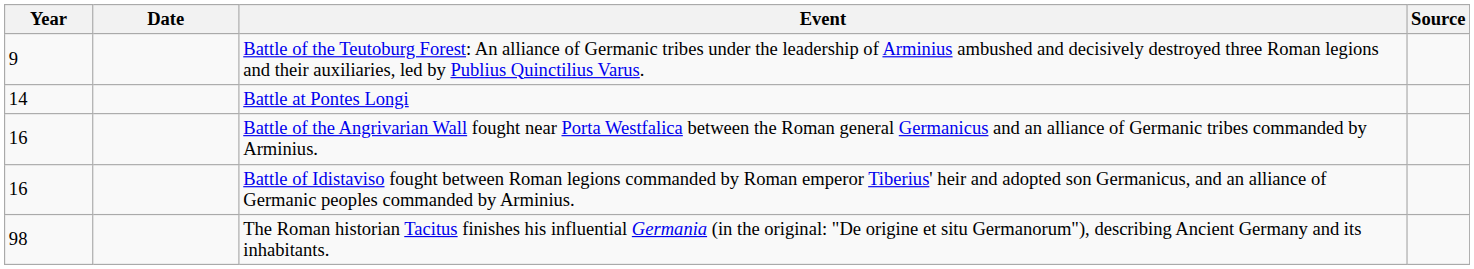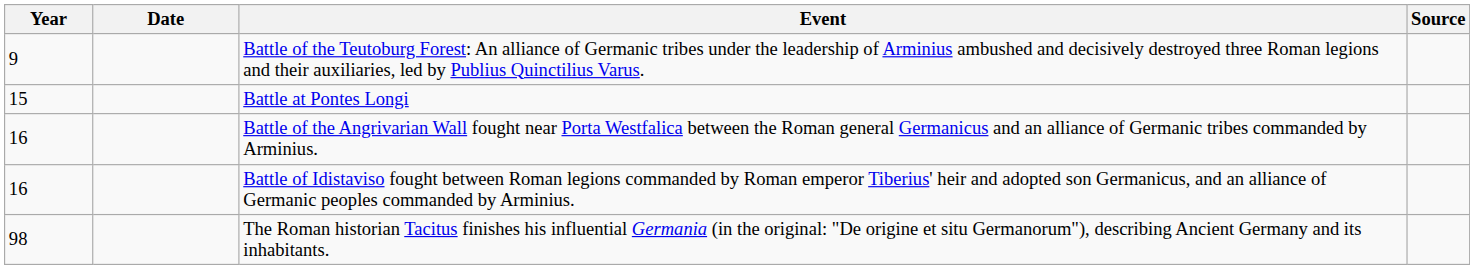(18, 98) 14 -> (18, 98) 15
